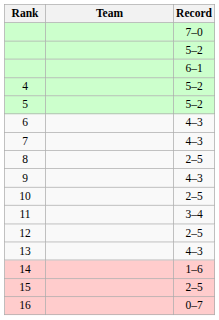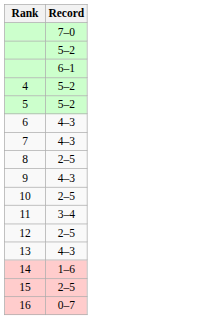- column: (110, 13)
